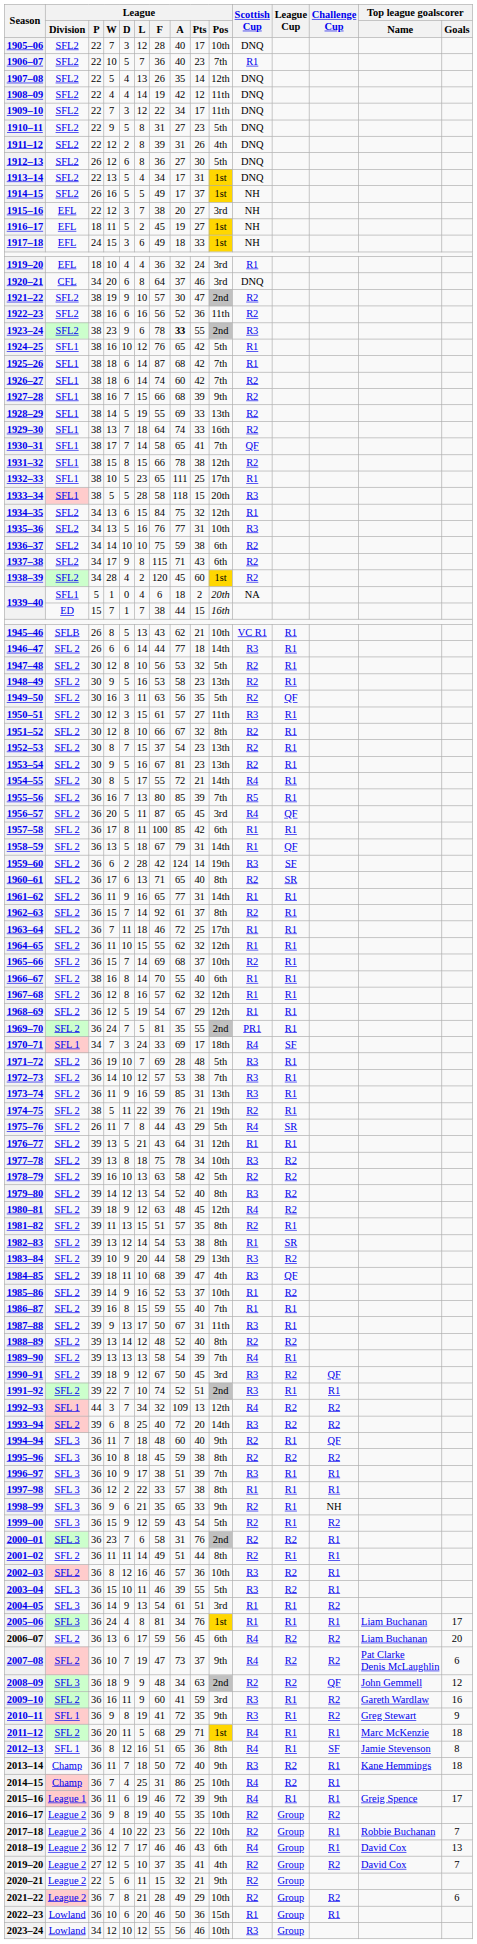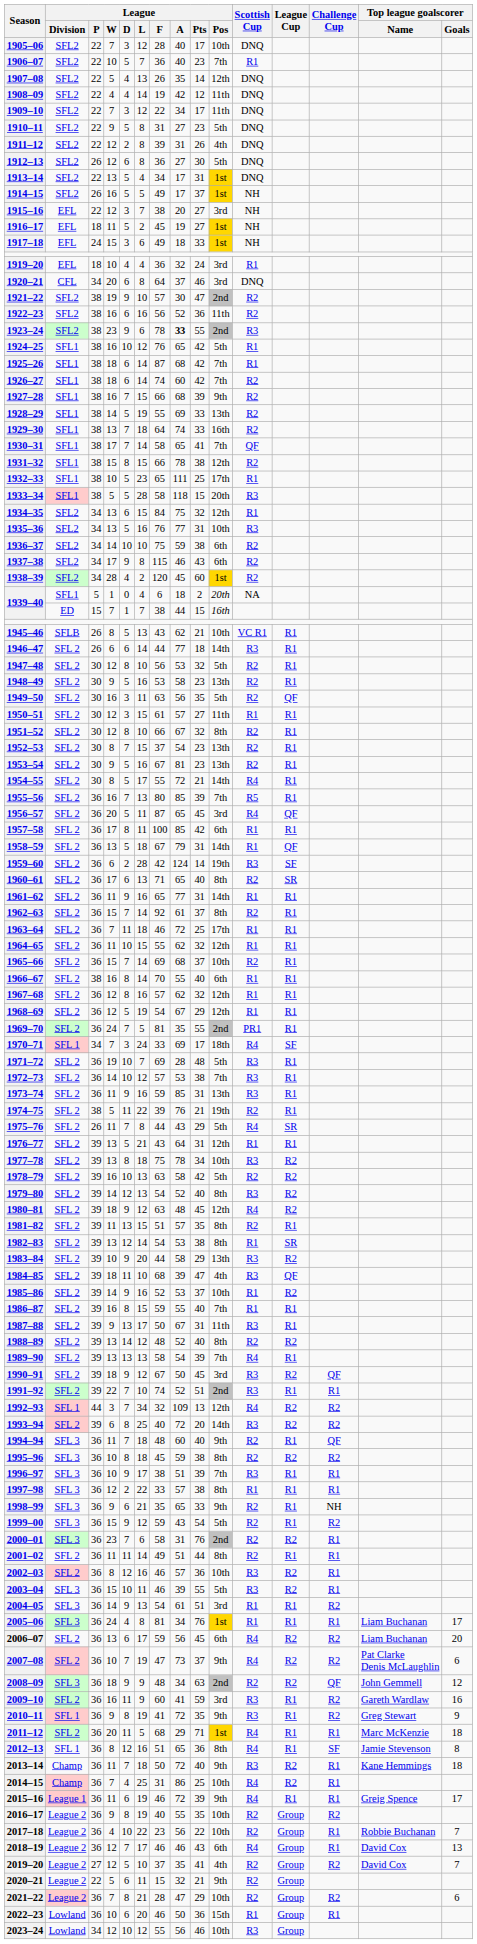(180, 561) 71 -> (180, 561) 46
(252, 715) R3 -> (252, 715) R1
(180, 1897) 49 -> (180, 1897) 47
